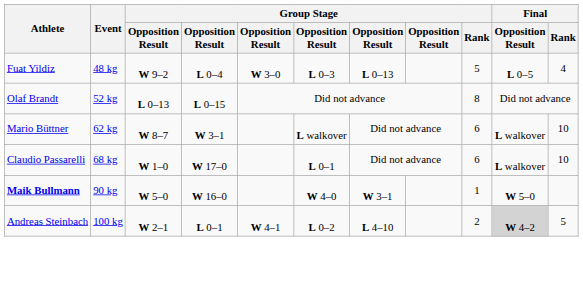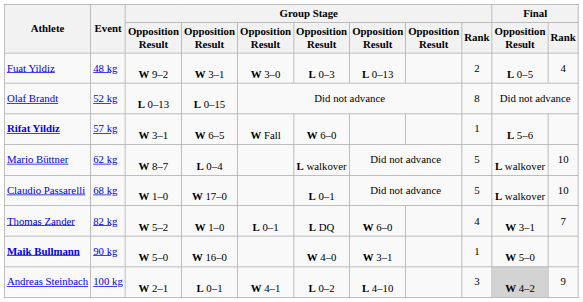(209, 74) L 0–4 -> (209, 74) W 3–1
(477, 68) 5 -> (477, 68) 2
+ row: (33, 129)
(209, 136) W 3–1 -> (209, 166) L 0–4
(477, 129) 6 -> (477, 160) 5
(477, 160) 6 -> (477, 190) 5
+ row: (41, 221)
(477, 221) 2 -> (477, 282) 3
(563, 221) 5 -> (563, 282) 9
